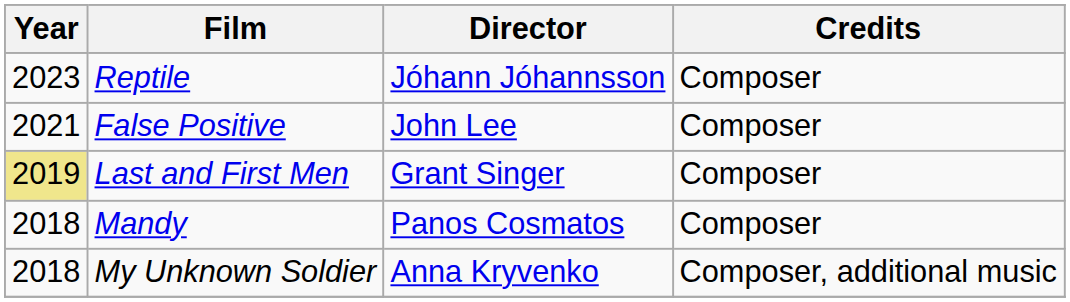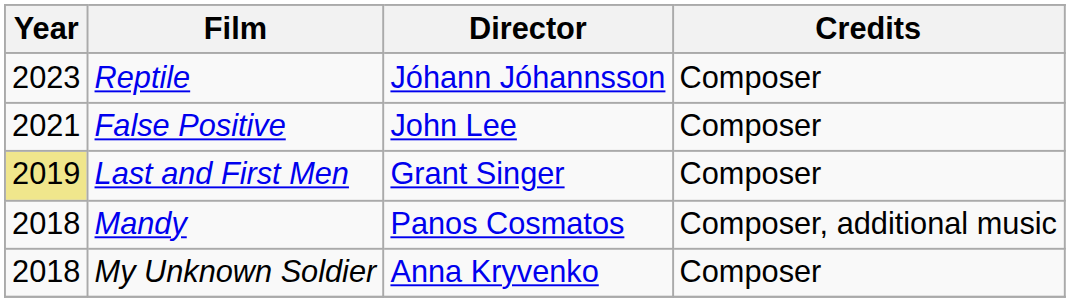(750, 223) Composer -> (868, 223) Composer, additional music
(868, 272) Composer, additional music -> (750, 272) Composer
